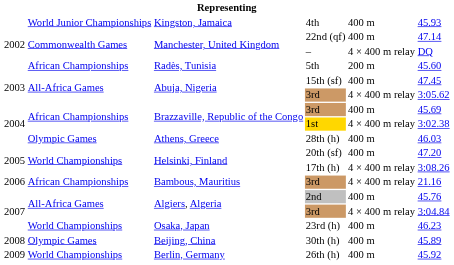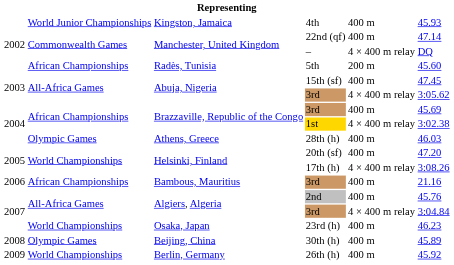(382, 182) 4 × 400 m relay -> (361, 182) 400 m
